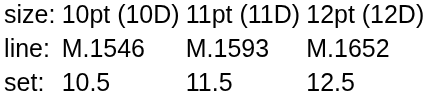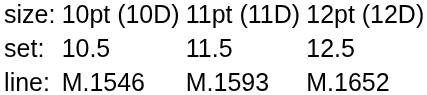rows swapped: (24, 83) <-> (27, 48)
